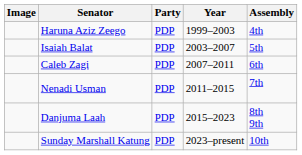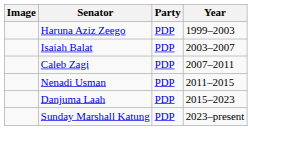- column: (272, 13)
